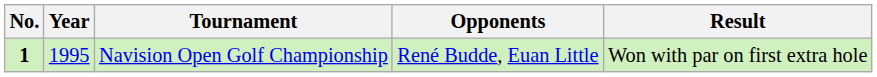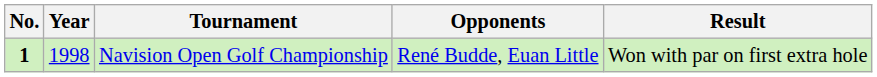(69, 55) 1995 -> (69, 55) 1998
